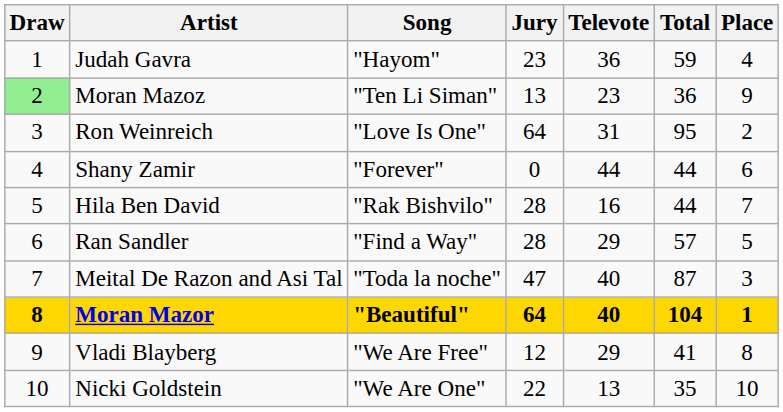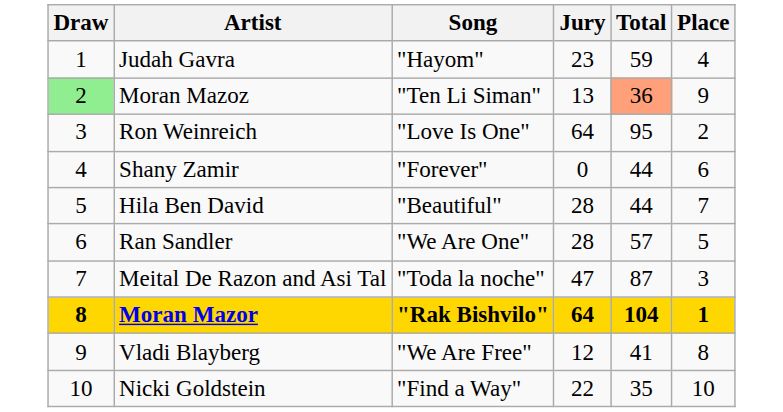- column: (609, 22)
(685, 95) no background -> (641, 95) lightsalmon background
(423, 205) "Rak Bishvilo" -> (449, 205) "Beautiful"
(415, 242) "Find a Way" -> (463, 242) "We Are One"
(411, 315) "Beautiful" -> (473, 315) "Rak Bishvilo"
(419, 388) "We Are One" -> (459, 388) "Find a Way"
